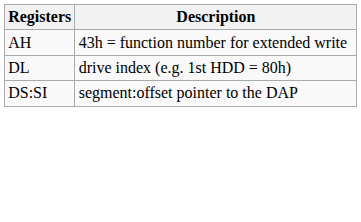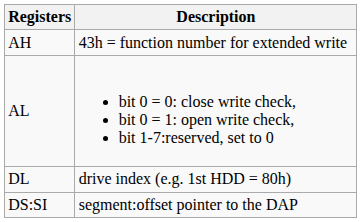+ row: (19, 110)
